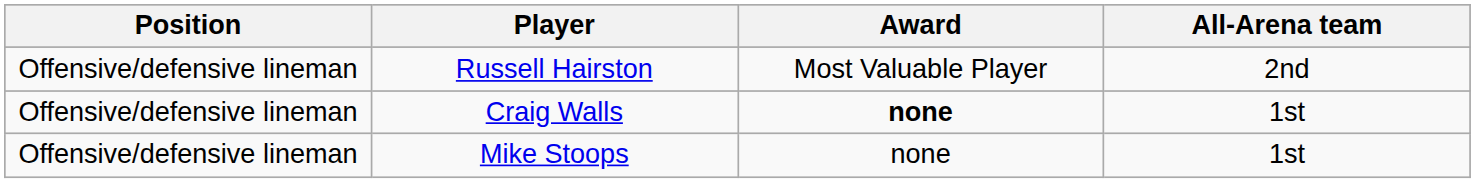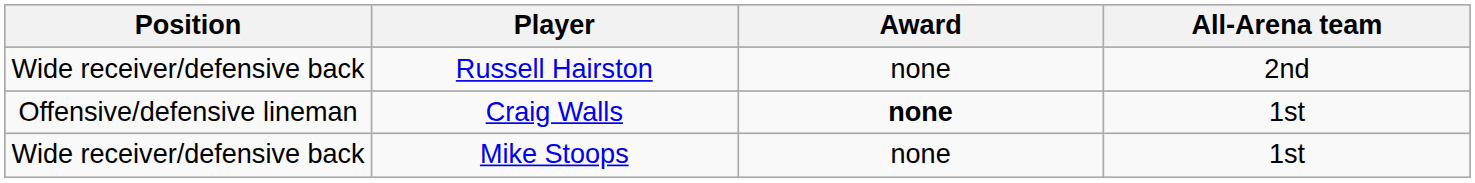(188, 68) Offensive/defensive lineman -> (188, 68) Wide receiver/defensive back
(921, 68) Most Valuable Player -> (921, 68) none
(188, 154) Offensive/defensive lineman -> (188, 154) Wide receiver/defensive back
